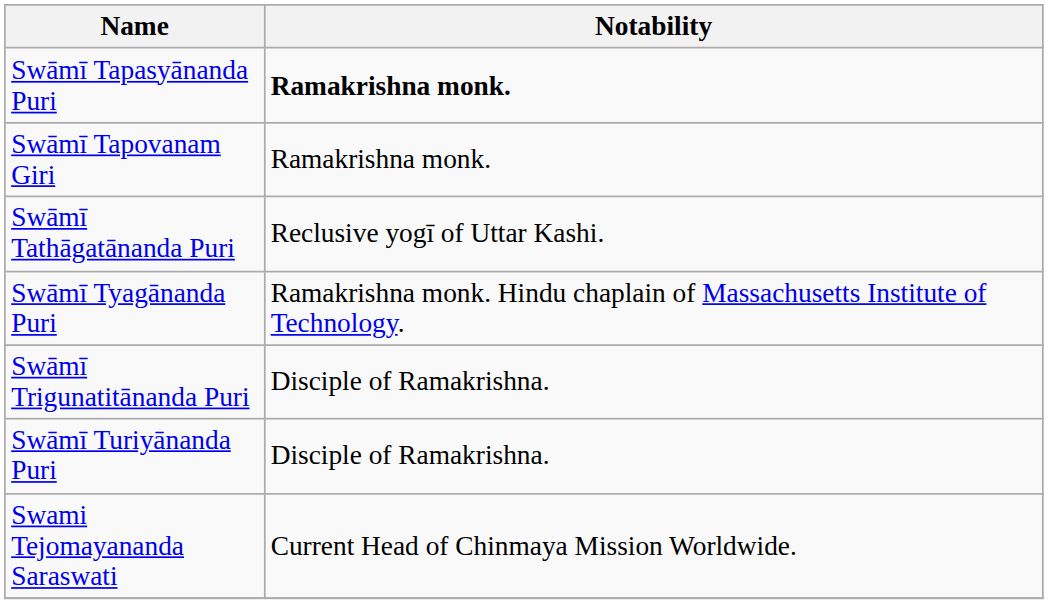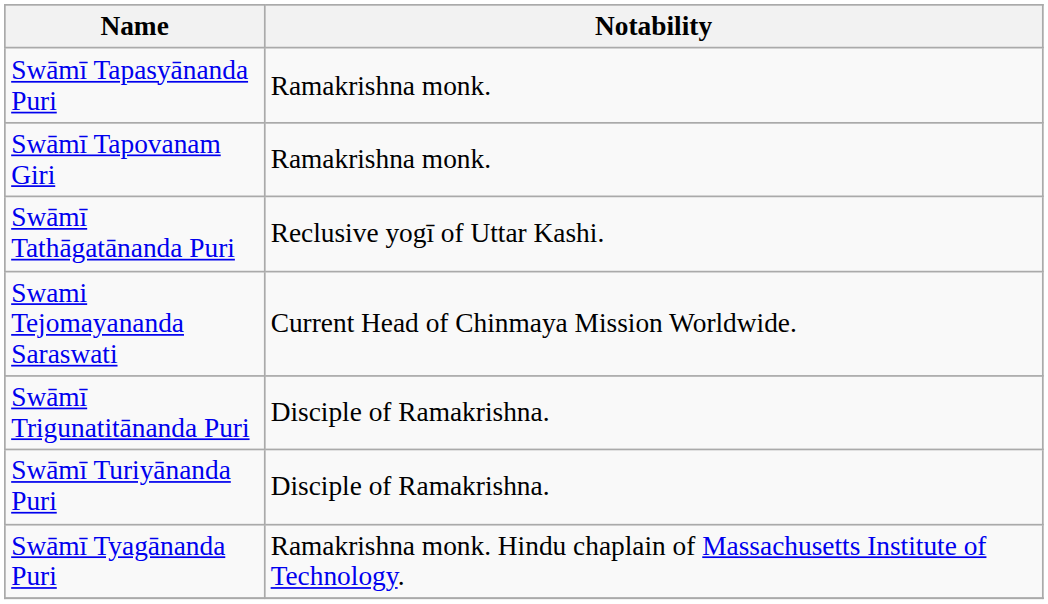(391, 84) bold -> (381, 84) normal
rows swapped: (98, 545) <-> (118, 307)
